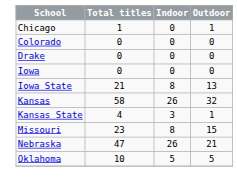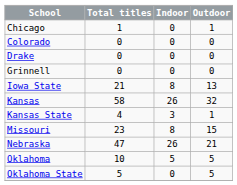+ row: (29, 71)
- row: (29, 71)
+ row: (45, 173)
